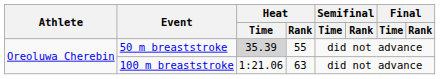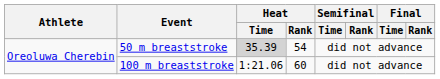(300, 47) 55 -> (300, 47) 54
(300, 65) 63 -> (300, 65) 60
